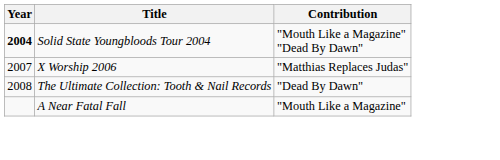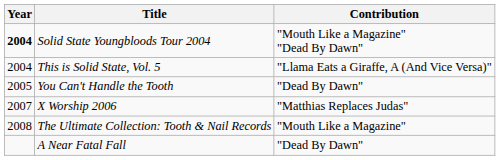+ row: (99, 67)
+ row: (105, 86)
(320, 86) "Dead By Dawn" -> (341, 125) "Mouth Like a Magazine"
(341, 106) "Mouth Like a Magazine" -> (320, 145) "Dead By Dawn"
